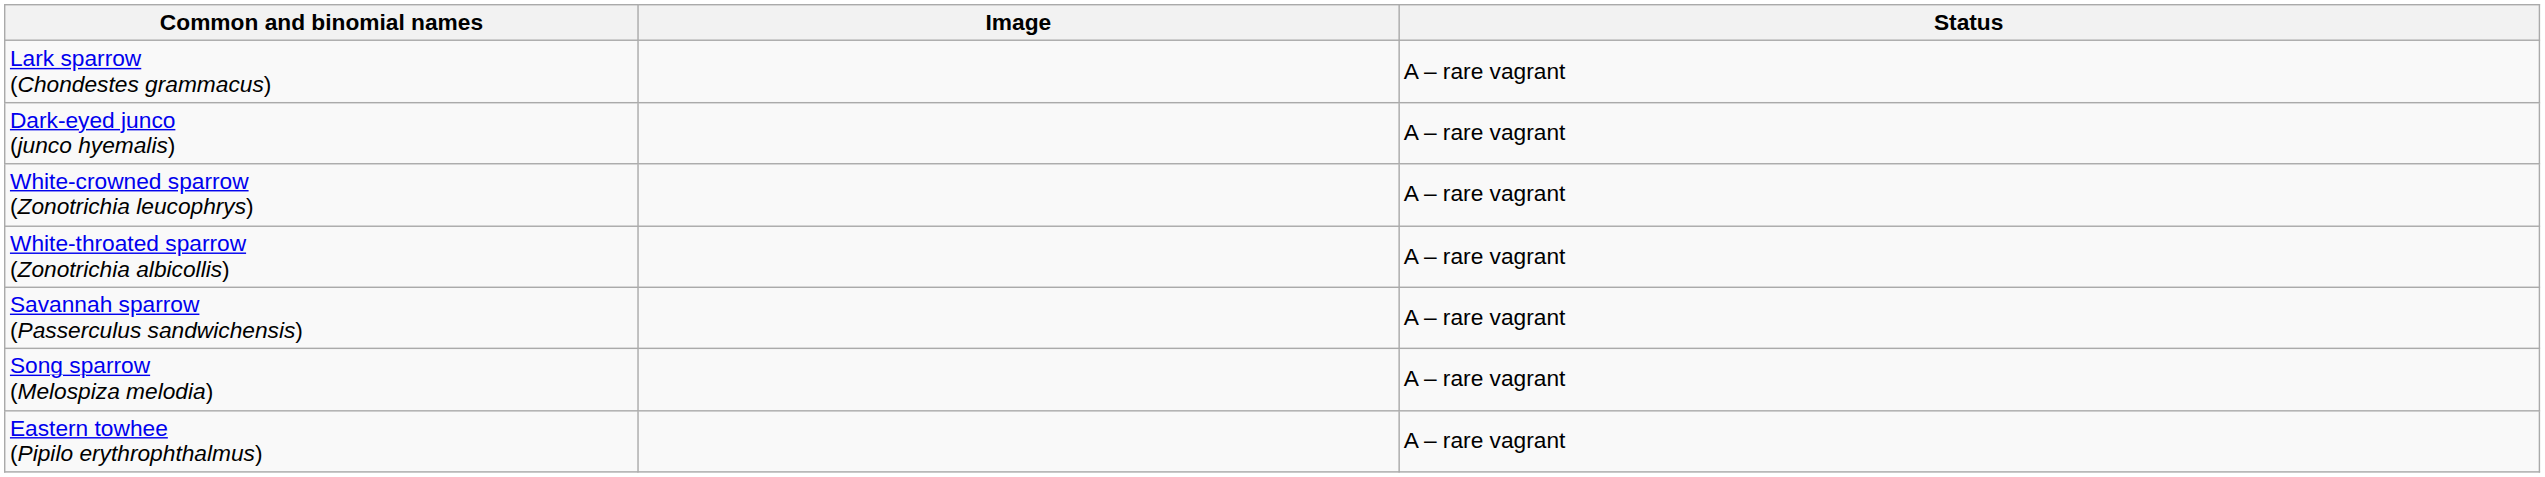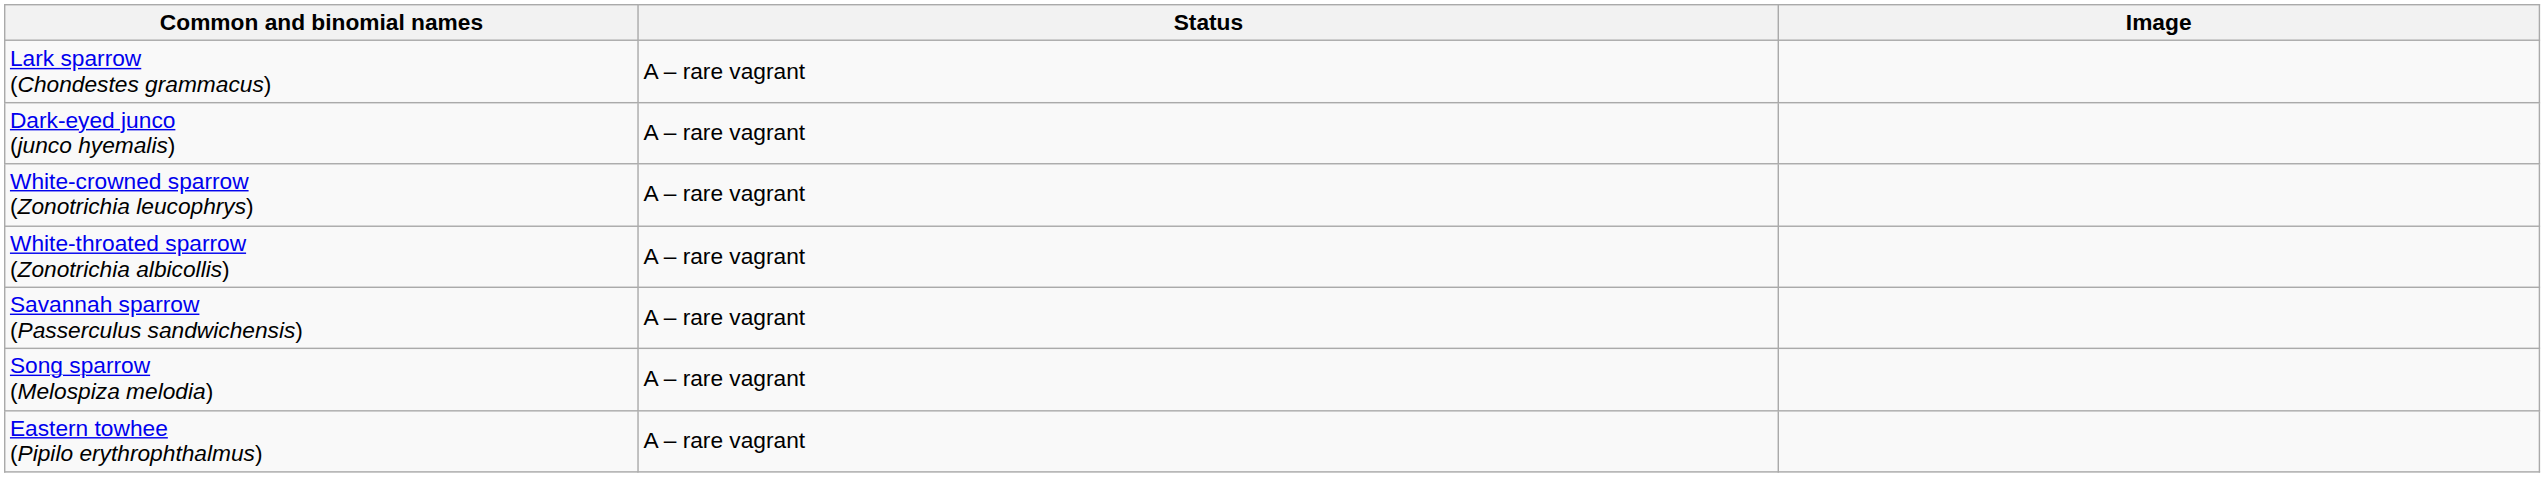columns swapped: (1018, 22) <-> (1969, 22)
